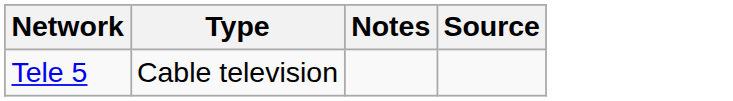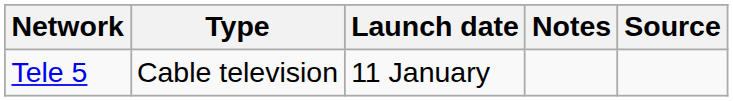+ column: (435, 27)
